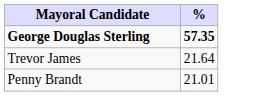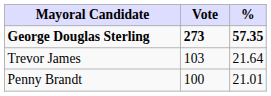+ column: (205, 15)
